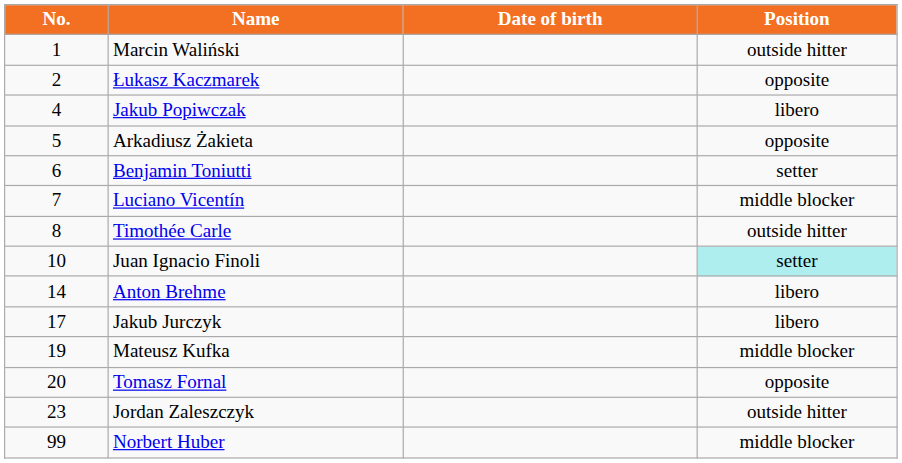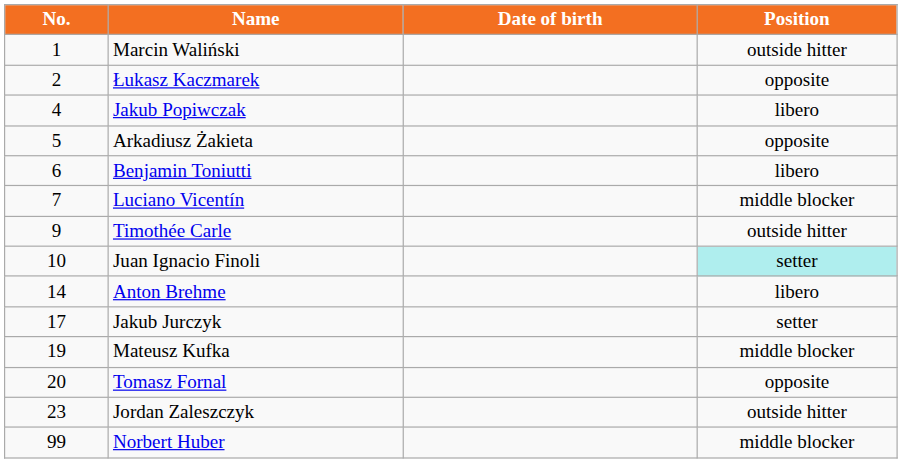(797, 170) setter -> (797, 170) libero
(57, 230) 8 -> (57, 230) 9
(797, 321) libero -> (797, 321) setter
